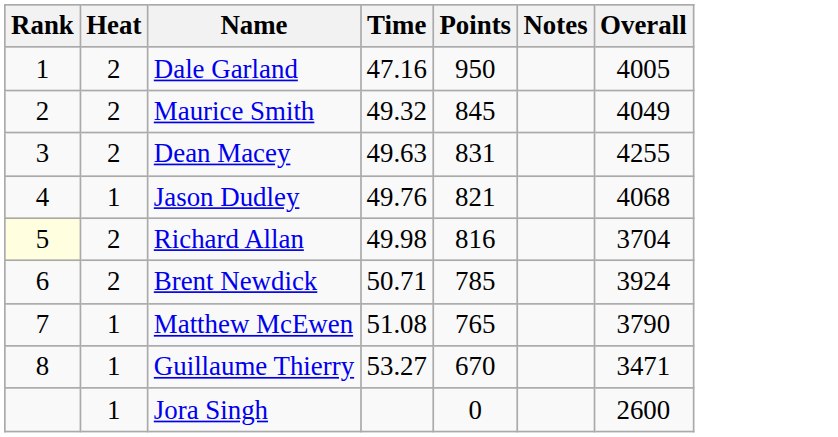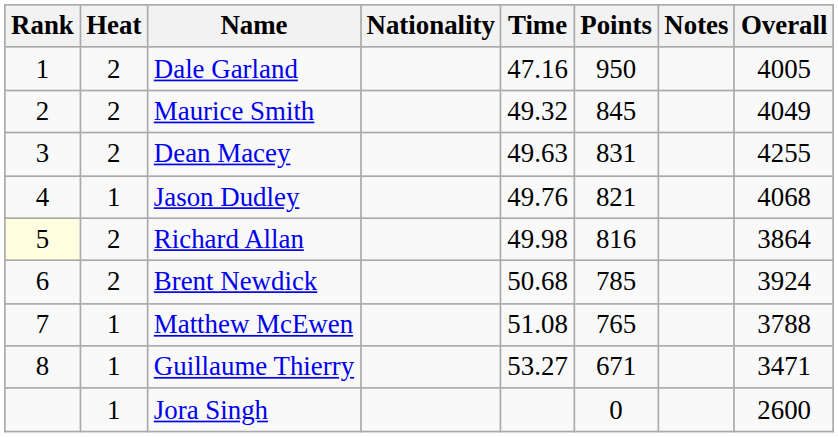+ column: (431, 25)
(643, 238) 3704 -> (784, 238) 3864
(397, 281) 50.71 -> (538, 281) 50.68
(643, 324) 3790 -> (784, 324) 3788
(475, 366) 670 -> (616, 366) 671
